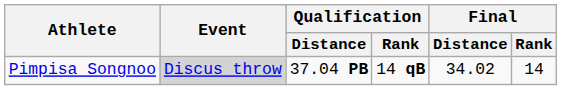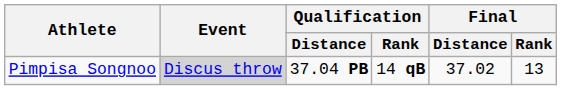(470, 70) 34.02 -> (470, 70) 37.02
(534, 70) 14 -> (534, 70) 13
